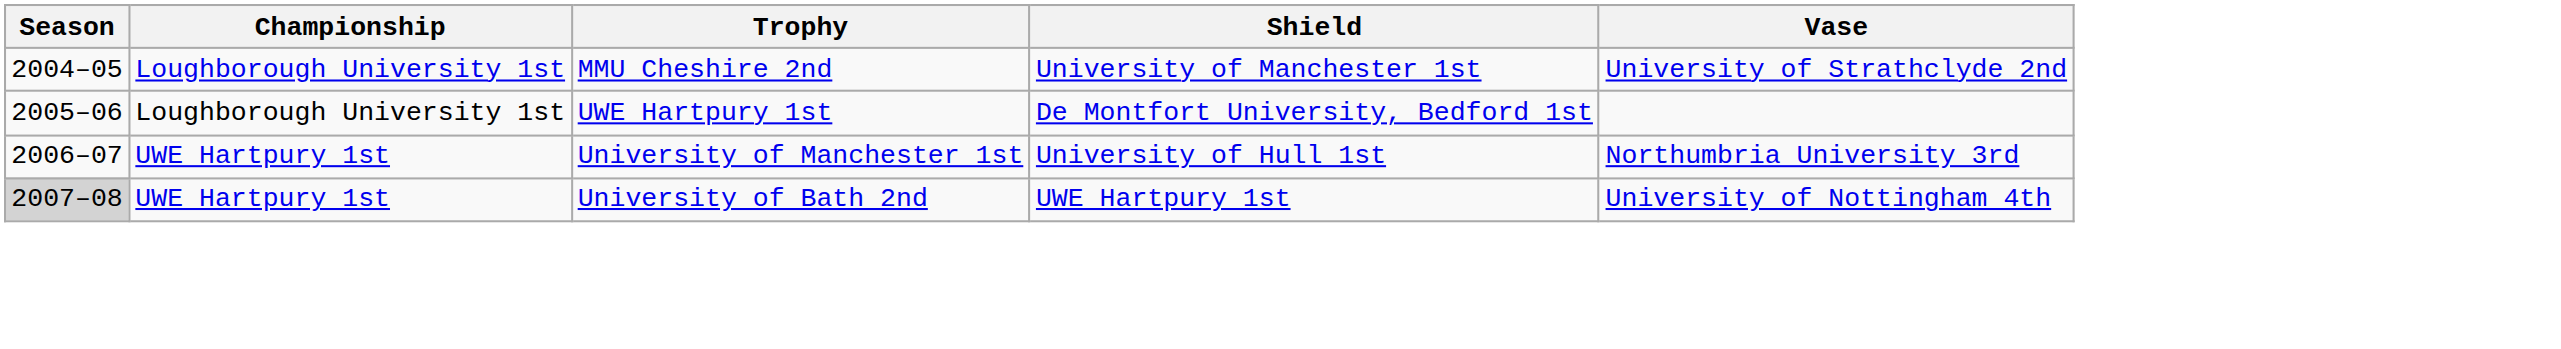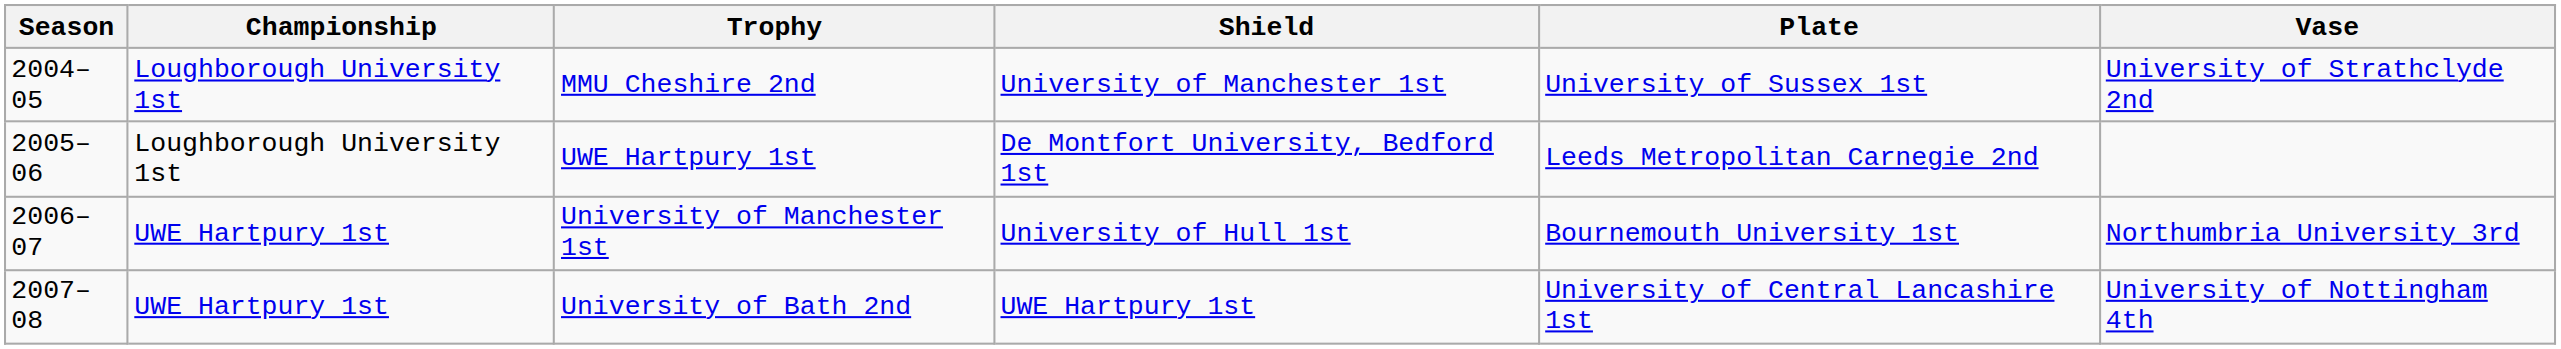+ column: (1819, 27)
(67, 200) lightgrey background -> (51, 307) no background
